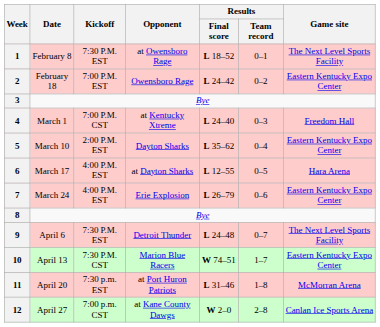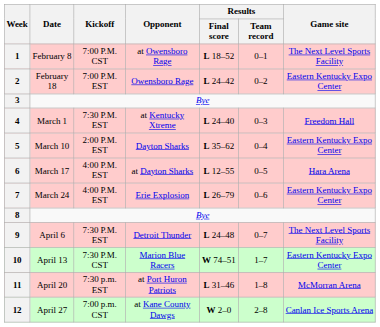(100, 56) 7:30 P.M. EST -> (100, 56) 7:00 P.M. CST
(100, 120) 7:00 P.M. CST -> (100, 120) 7:30 P.M. EST
